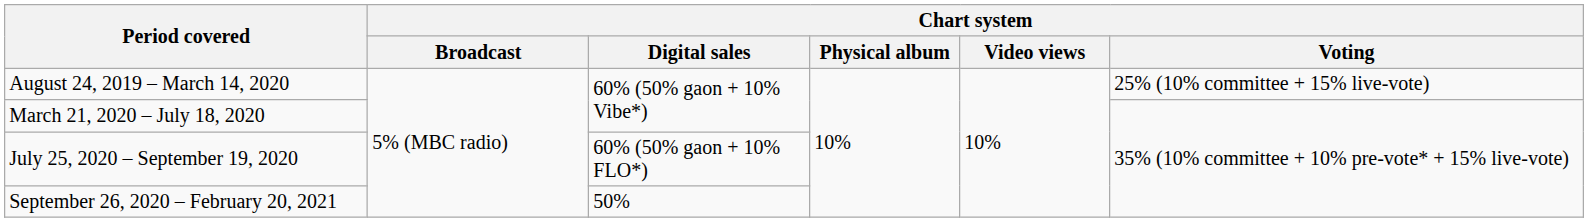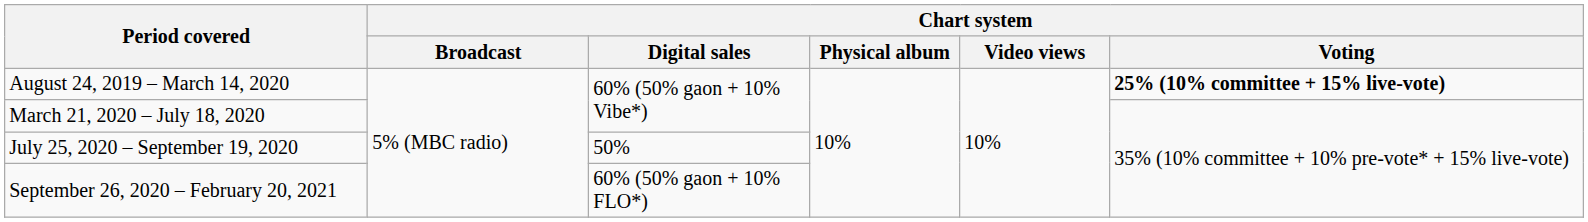(1272, 83) normal -> (1280, 83) bold
(687, 158) 60% (50% gaon + 10% FLO*) -> (612, 147) 50%
(612, 201) 50% -> (687, 190) 60% (50% gaon + 10% FLO*)
